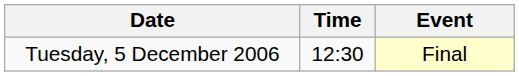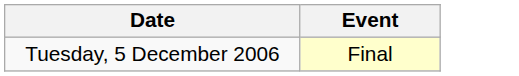- column: (338, 20)
